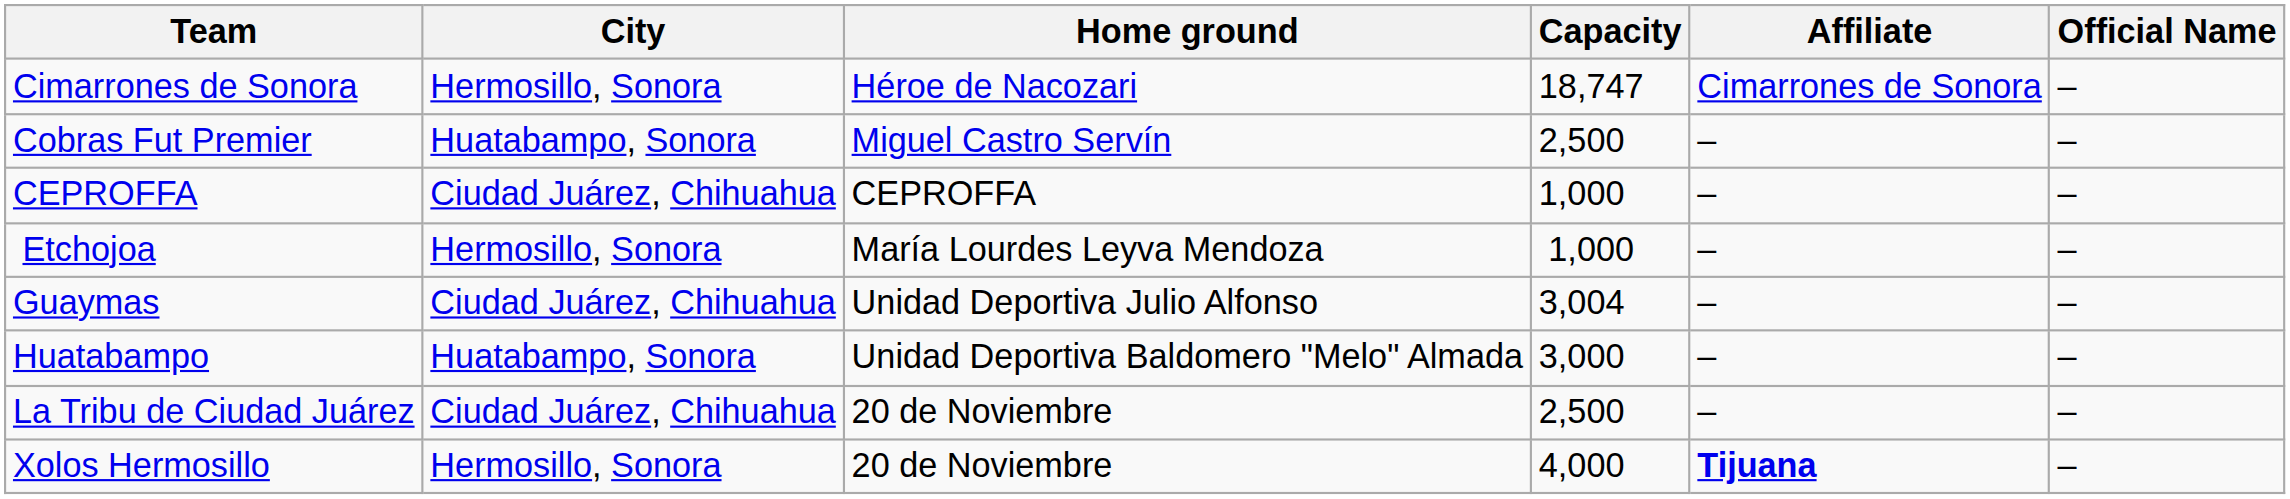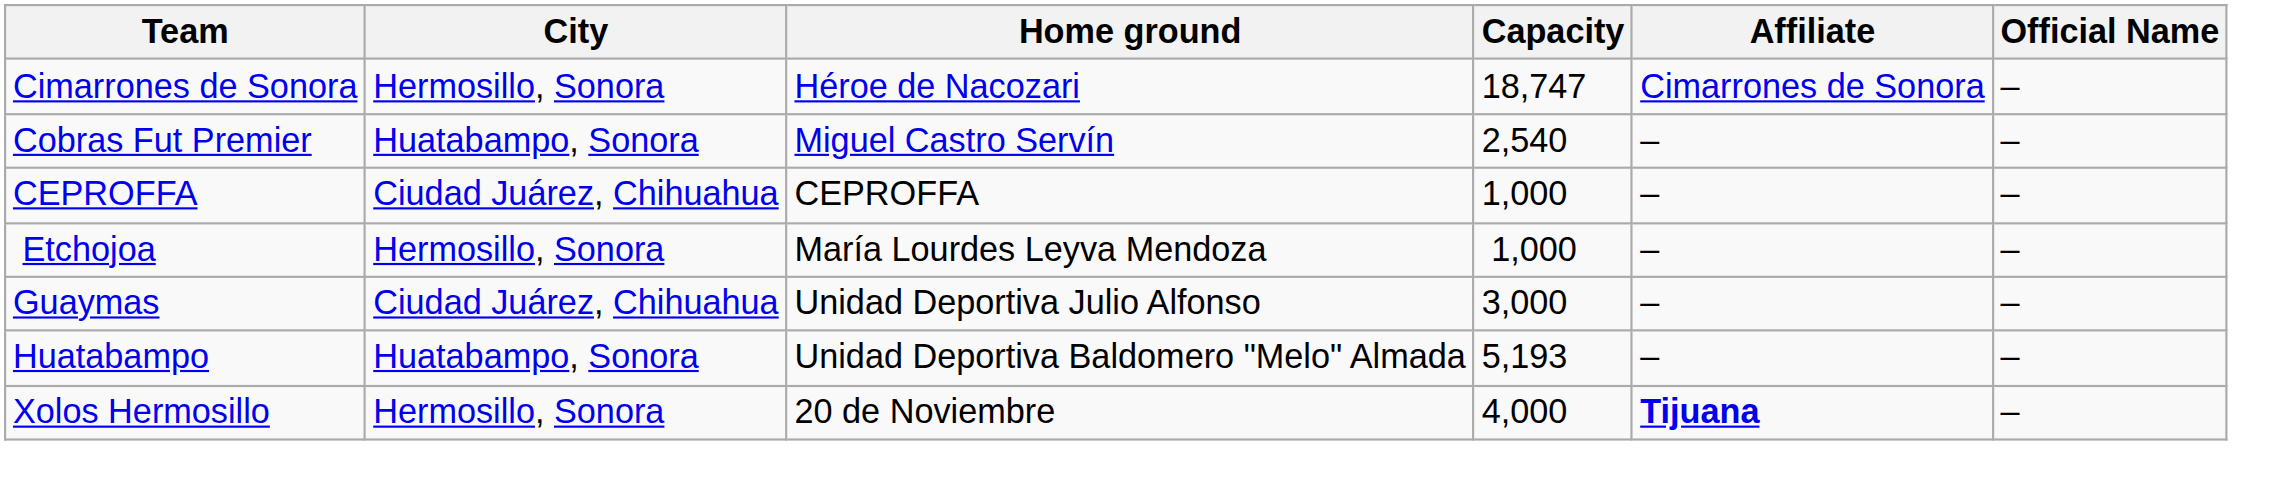(1582, 140) 2,500 -> (1525, 140) 2,540
(1582, 303) 3,004 -> (1525, 303) 3,000
(1582, 357) 3,000 -> (1525, 357) 5,193
- row: (214, 411)
